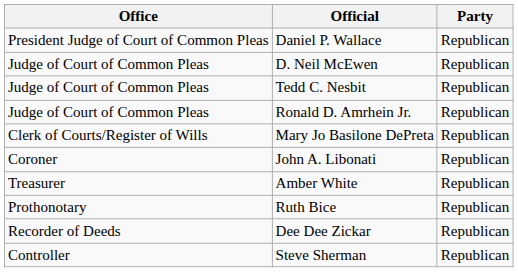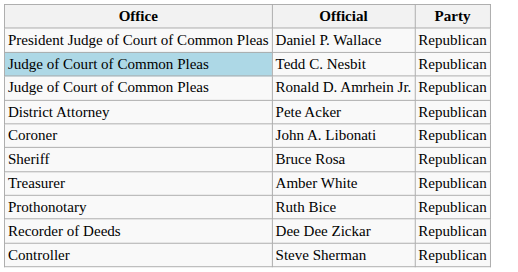- row: (327, 64)
(108, 87) no background -> (108, 64) lightblue background
- row: (355, 135)
+ row: (308, 111)
+ row: (310, 159)
